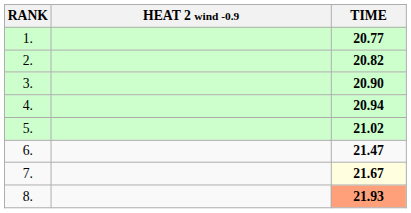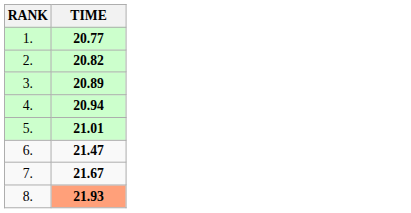- column: (191, 16)
(369, 83) 20.90 -> (89, 83) 20.89
(369, 128) 21.02 -> (89, 128) 21.01
(369, 174) lightyellow background -> (89, 174) no background
